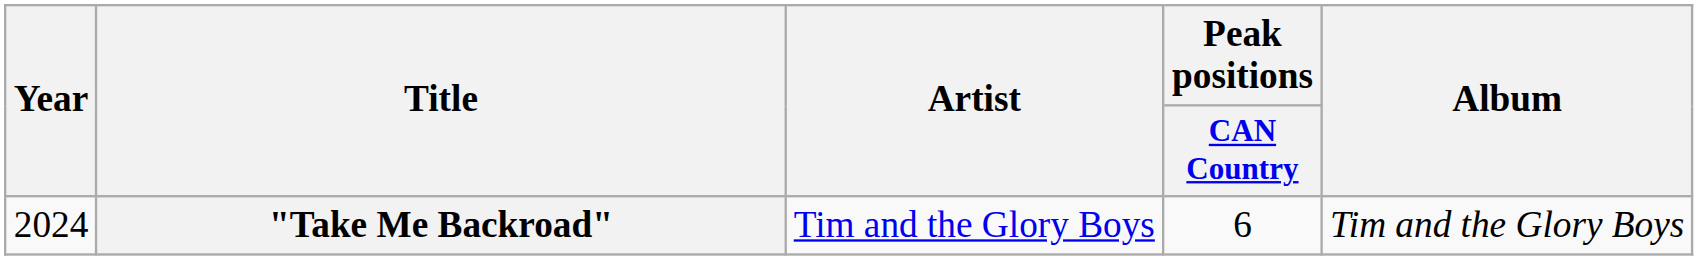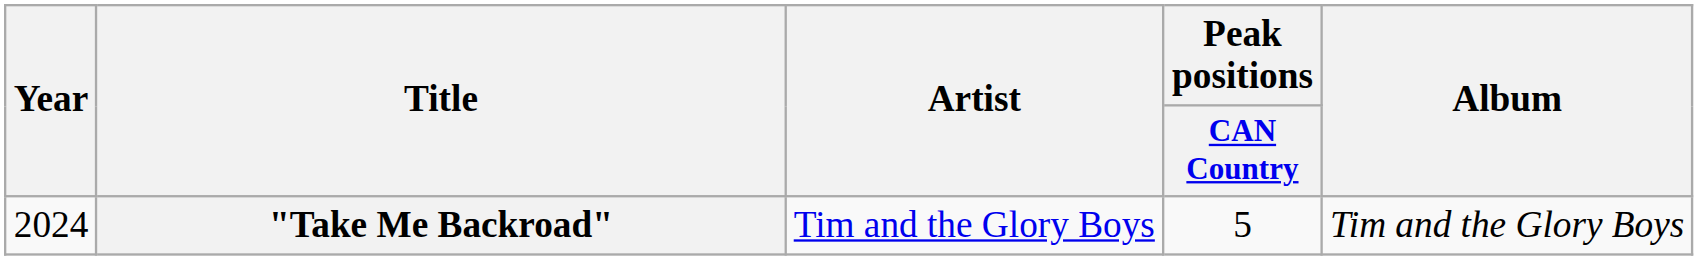(1242, 224) 6 -> (1242, 224) 5
